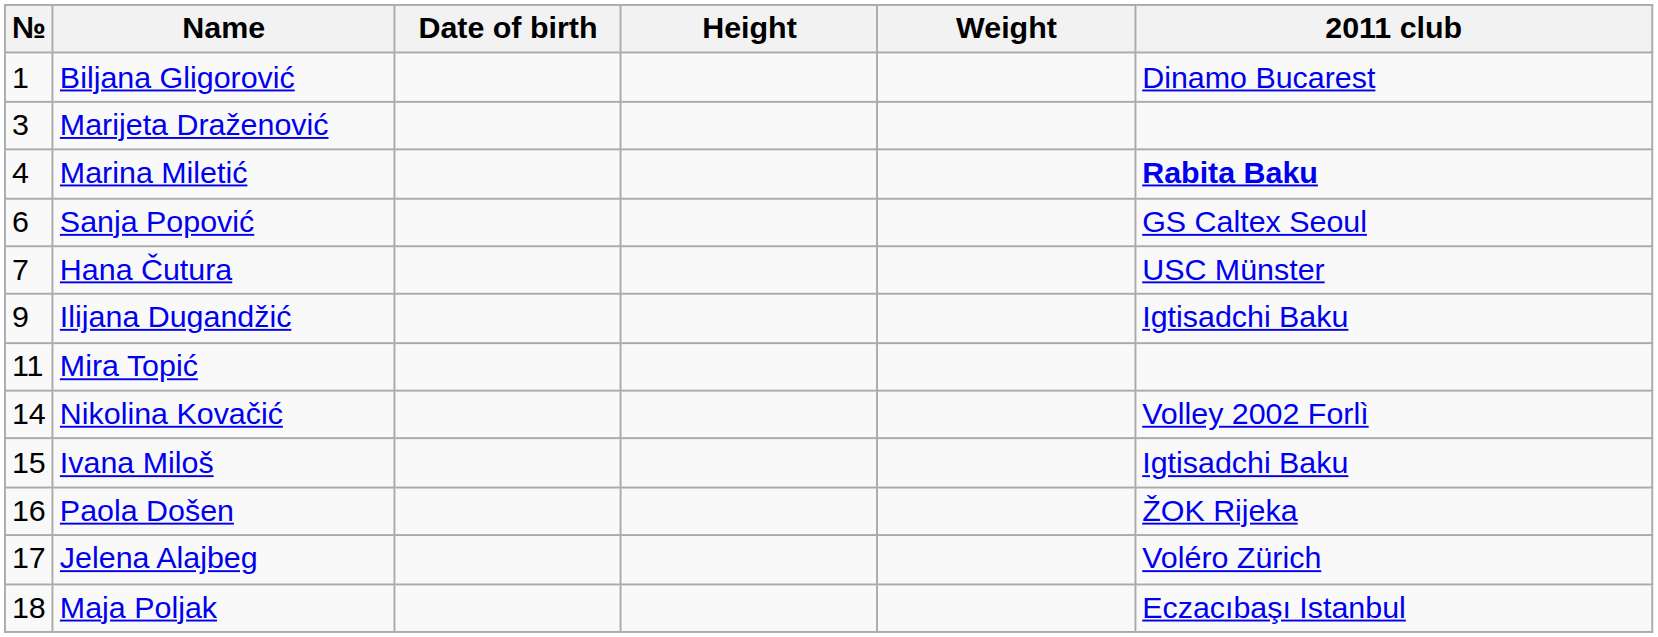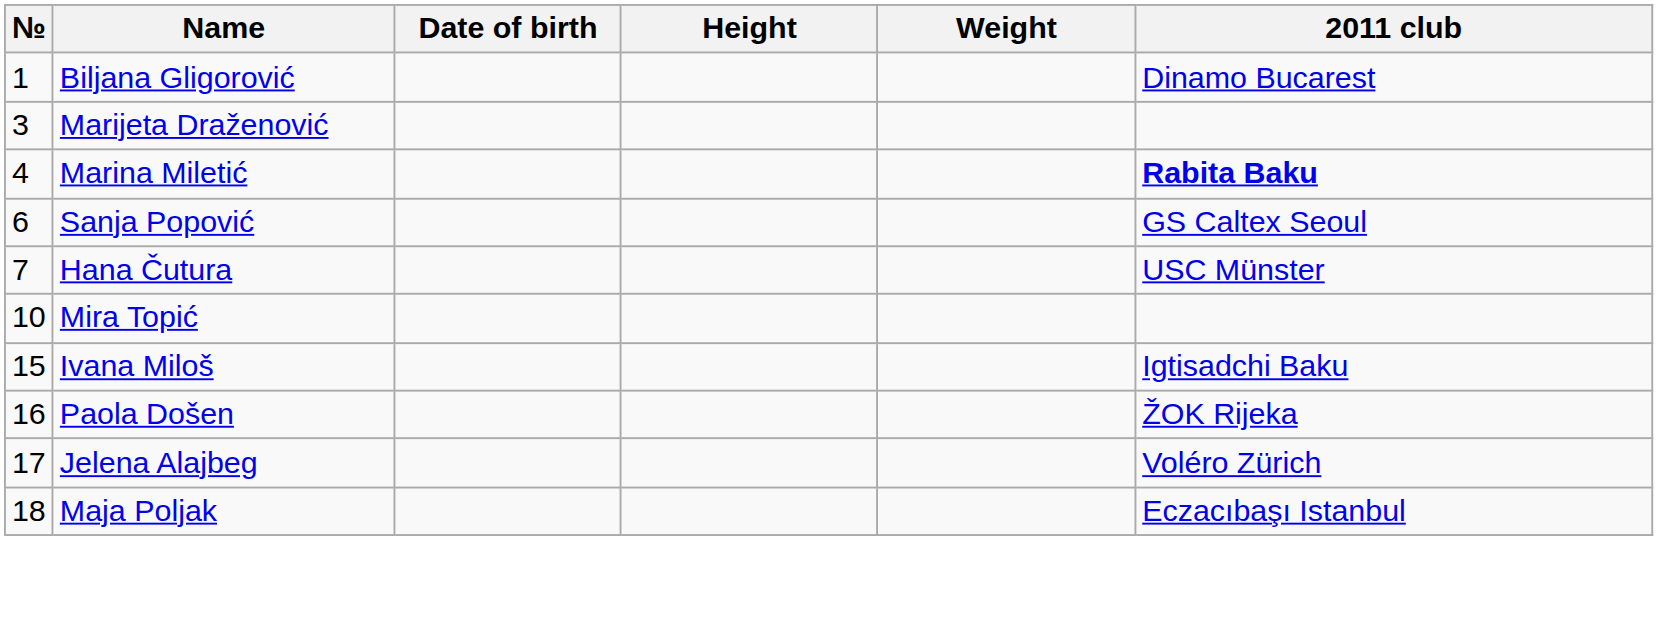- row: (176, 317)
(28, 366) 11 -> (29, 317) 10
- row: (171, 414)
